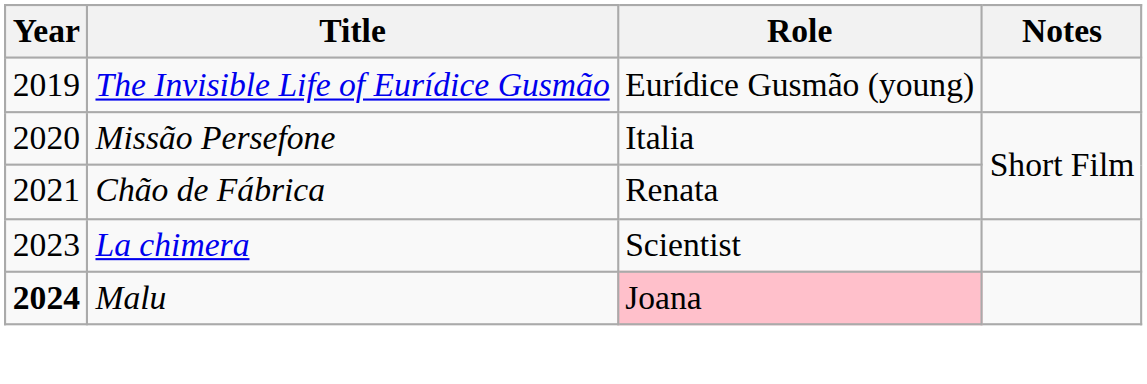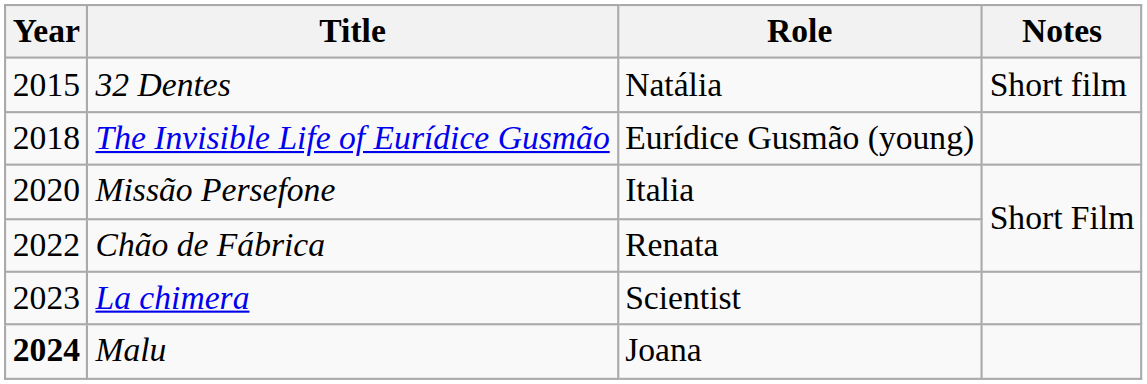+ row: (163, 84)
(46, 84) 2019 -> (46, 137) 2018
(46, 191) 2021 -> (46, 244) 2022
(663, 297) pink background -> (663, 350) no background
